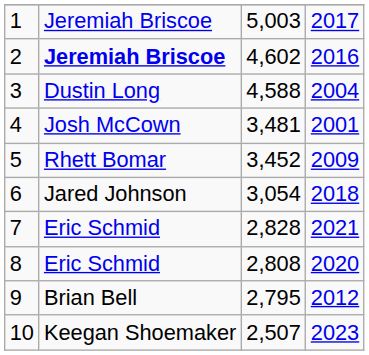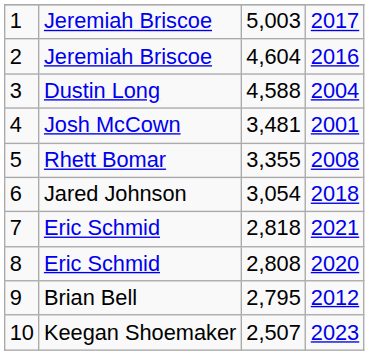(135, 56) bold -> (128, 56) normal
(274, 56) 4,602 -> (274, 56) 4,604
(274, 159) 3,452 -> (274, 159) 3,355
(335, 159) 2009 -> (335, 159) 2008
(274, 228) 2,828 -> (274, 228) 2,818
